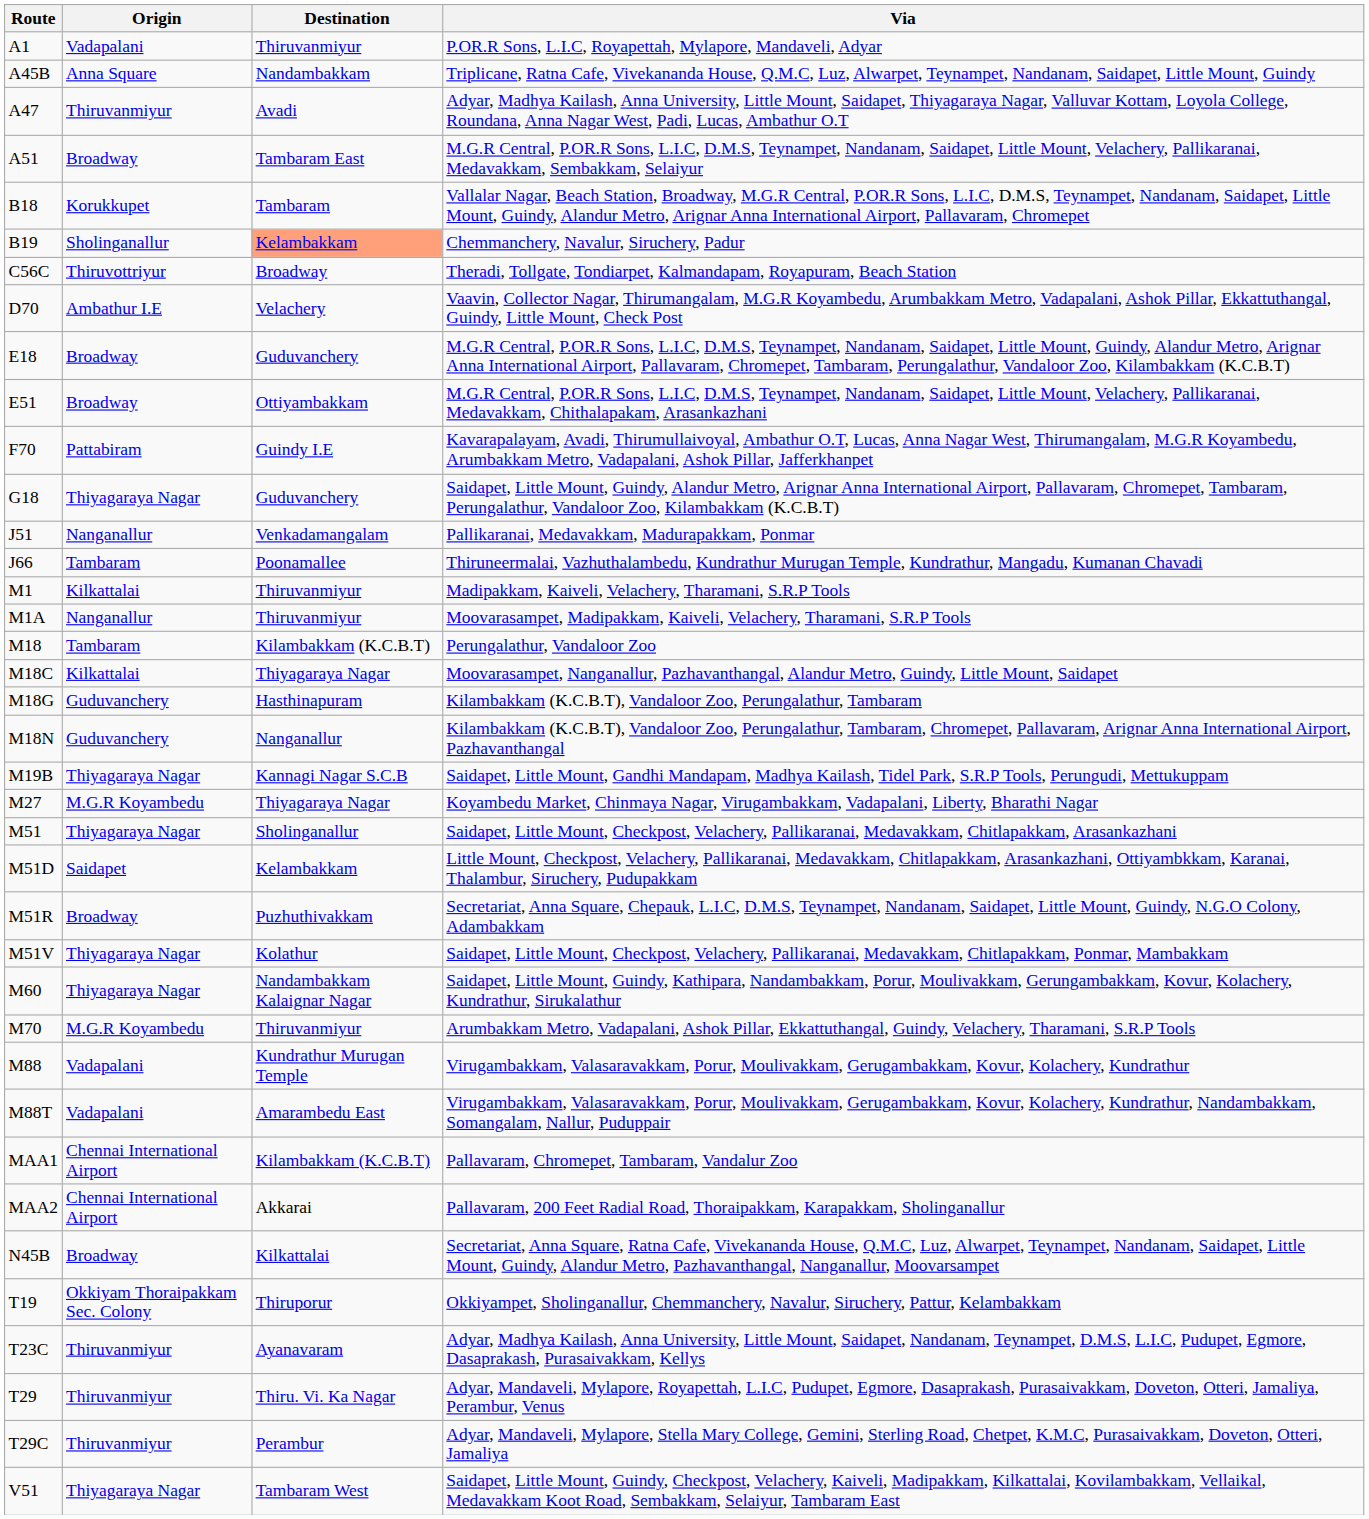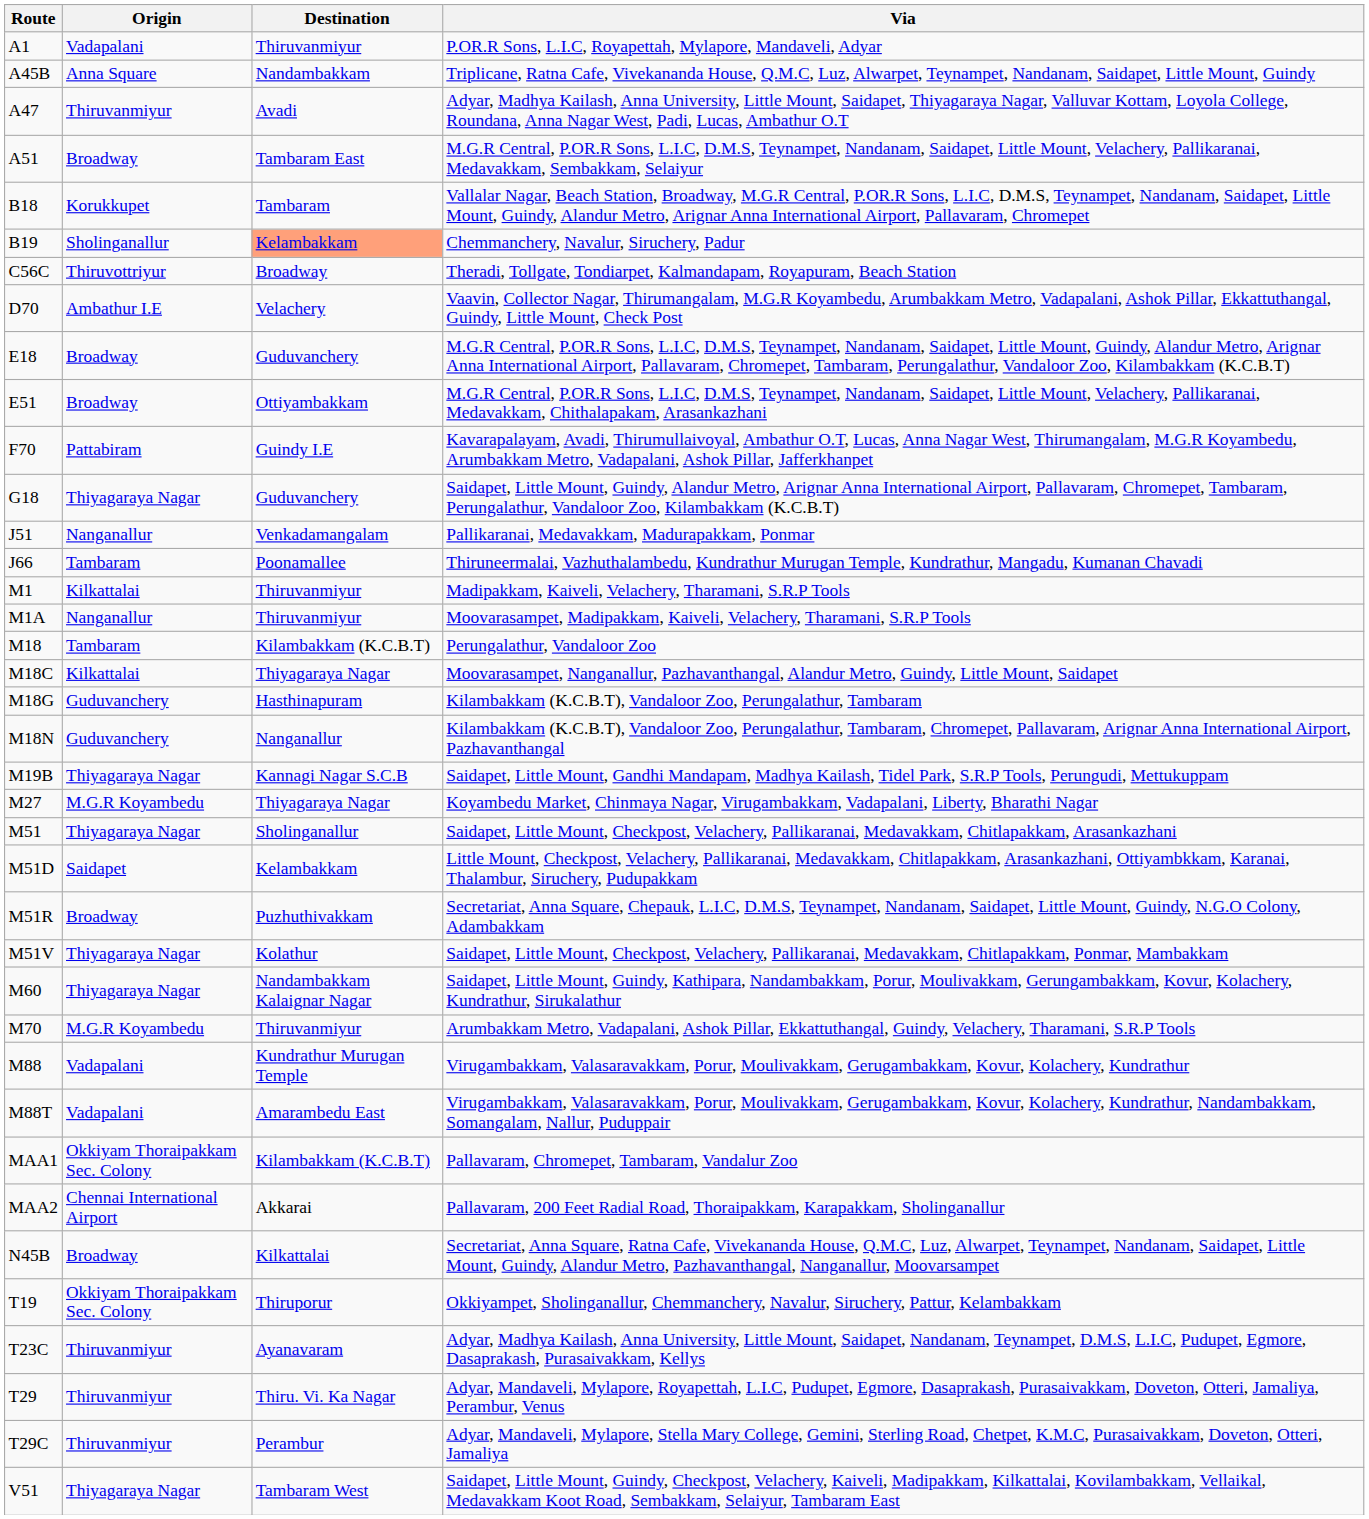(142, 1160) Chennai International Airport -> (151, 1160) Okkiyam Thoraipakkam Sec. Colony
